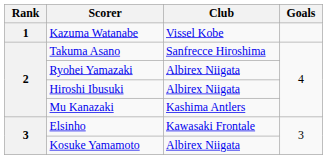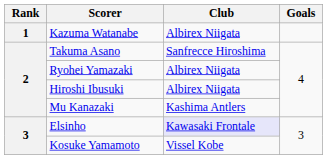(195, 32) Vissel Kobe -> (203, 32) Albirex Niigata
(211, 126) no background -> (211, 126) lavender background
(203, 145) Albirex Niigata -> (195, 145) Vissel Kobe
